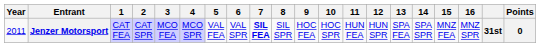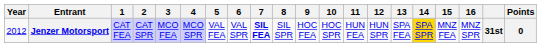(16, 30) 2011 -> (16, 30) 2012
(423, 30) no background -> (424, 30) gold background
